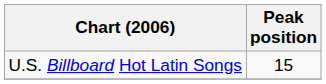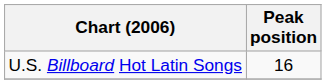(284, 65) 15 -> (284, 65) 16
